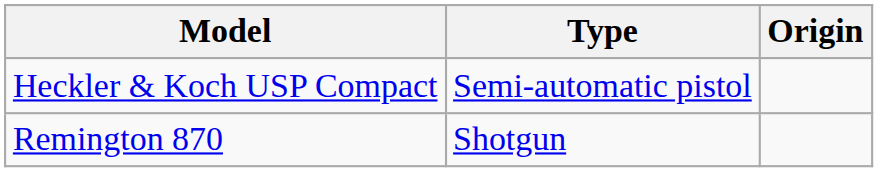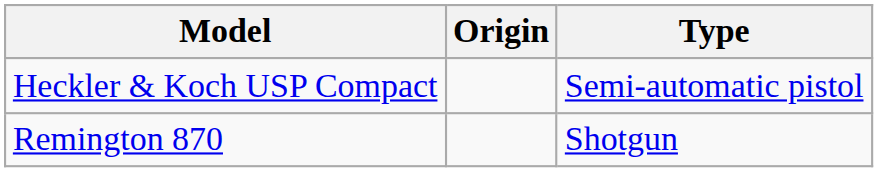columns swapped: (602, 31) <-> (815, 31)
